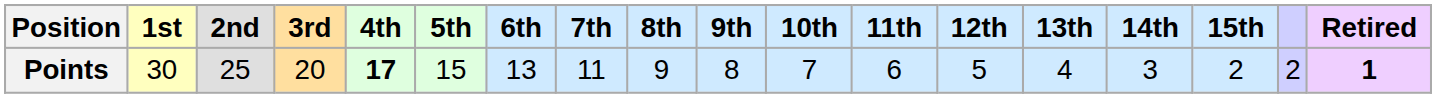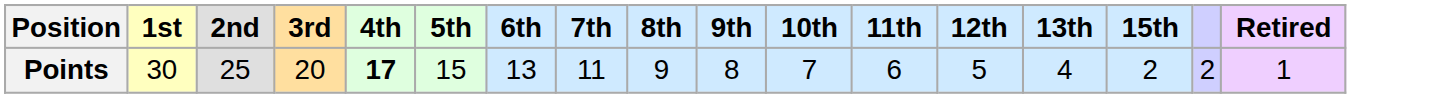- column: (1150, 26)
(1369, 70) bold -> (1284, 70) normal
